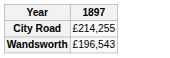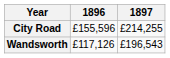+ column: (94, 12)
